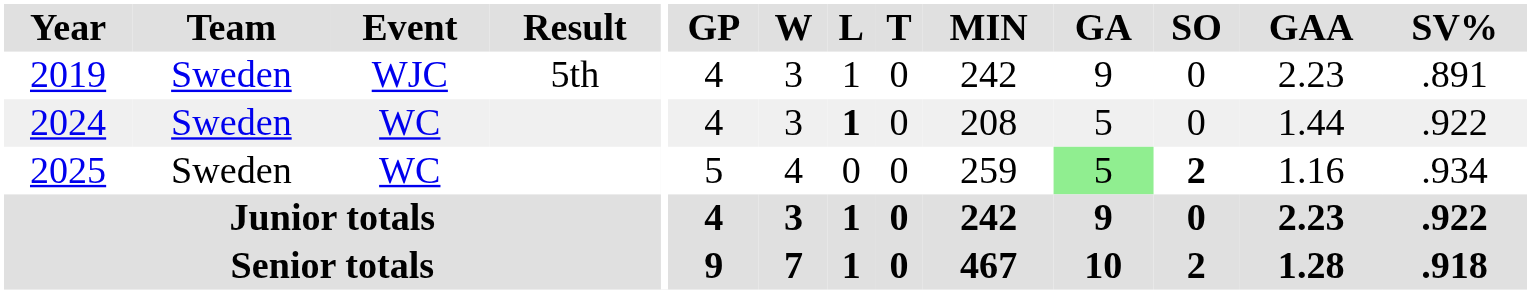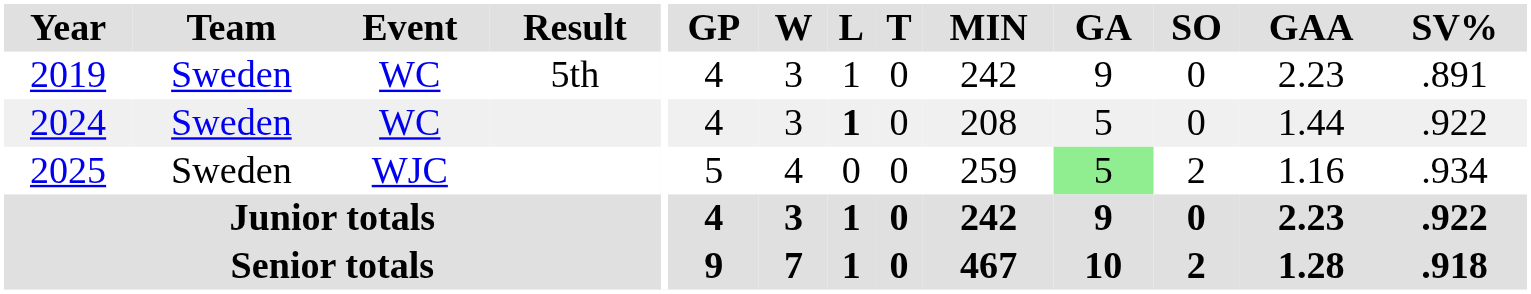(410, 74) WJC -> (410, 74) WC
(410, 169) WC -> (410, 169) WJC
(1196, 169) bold -> (1196, 169) normal
